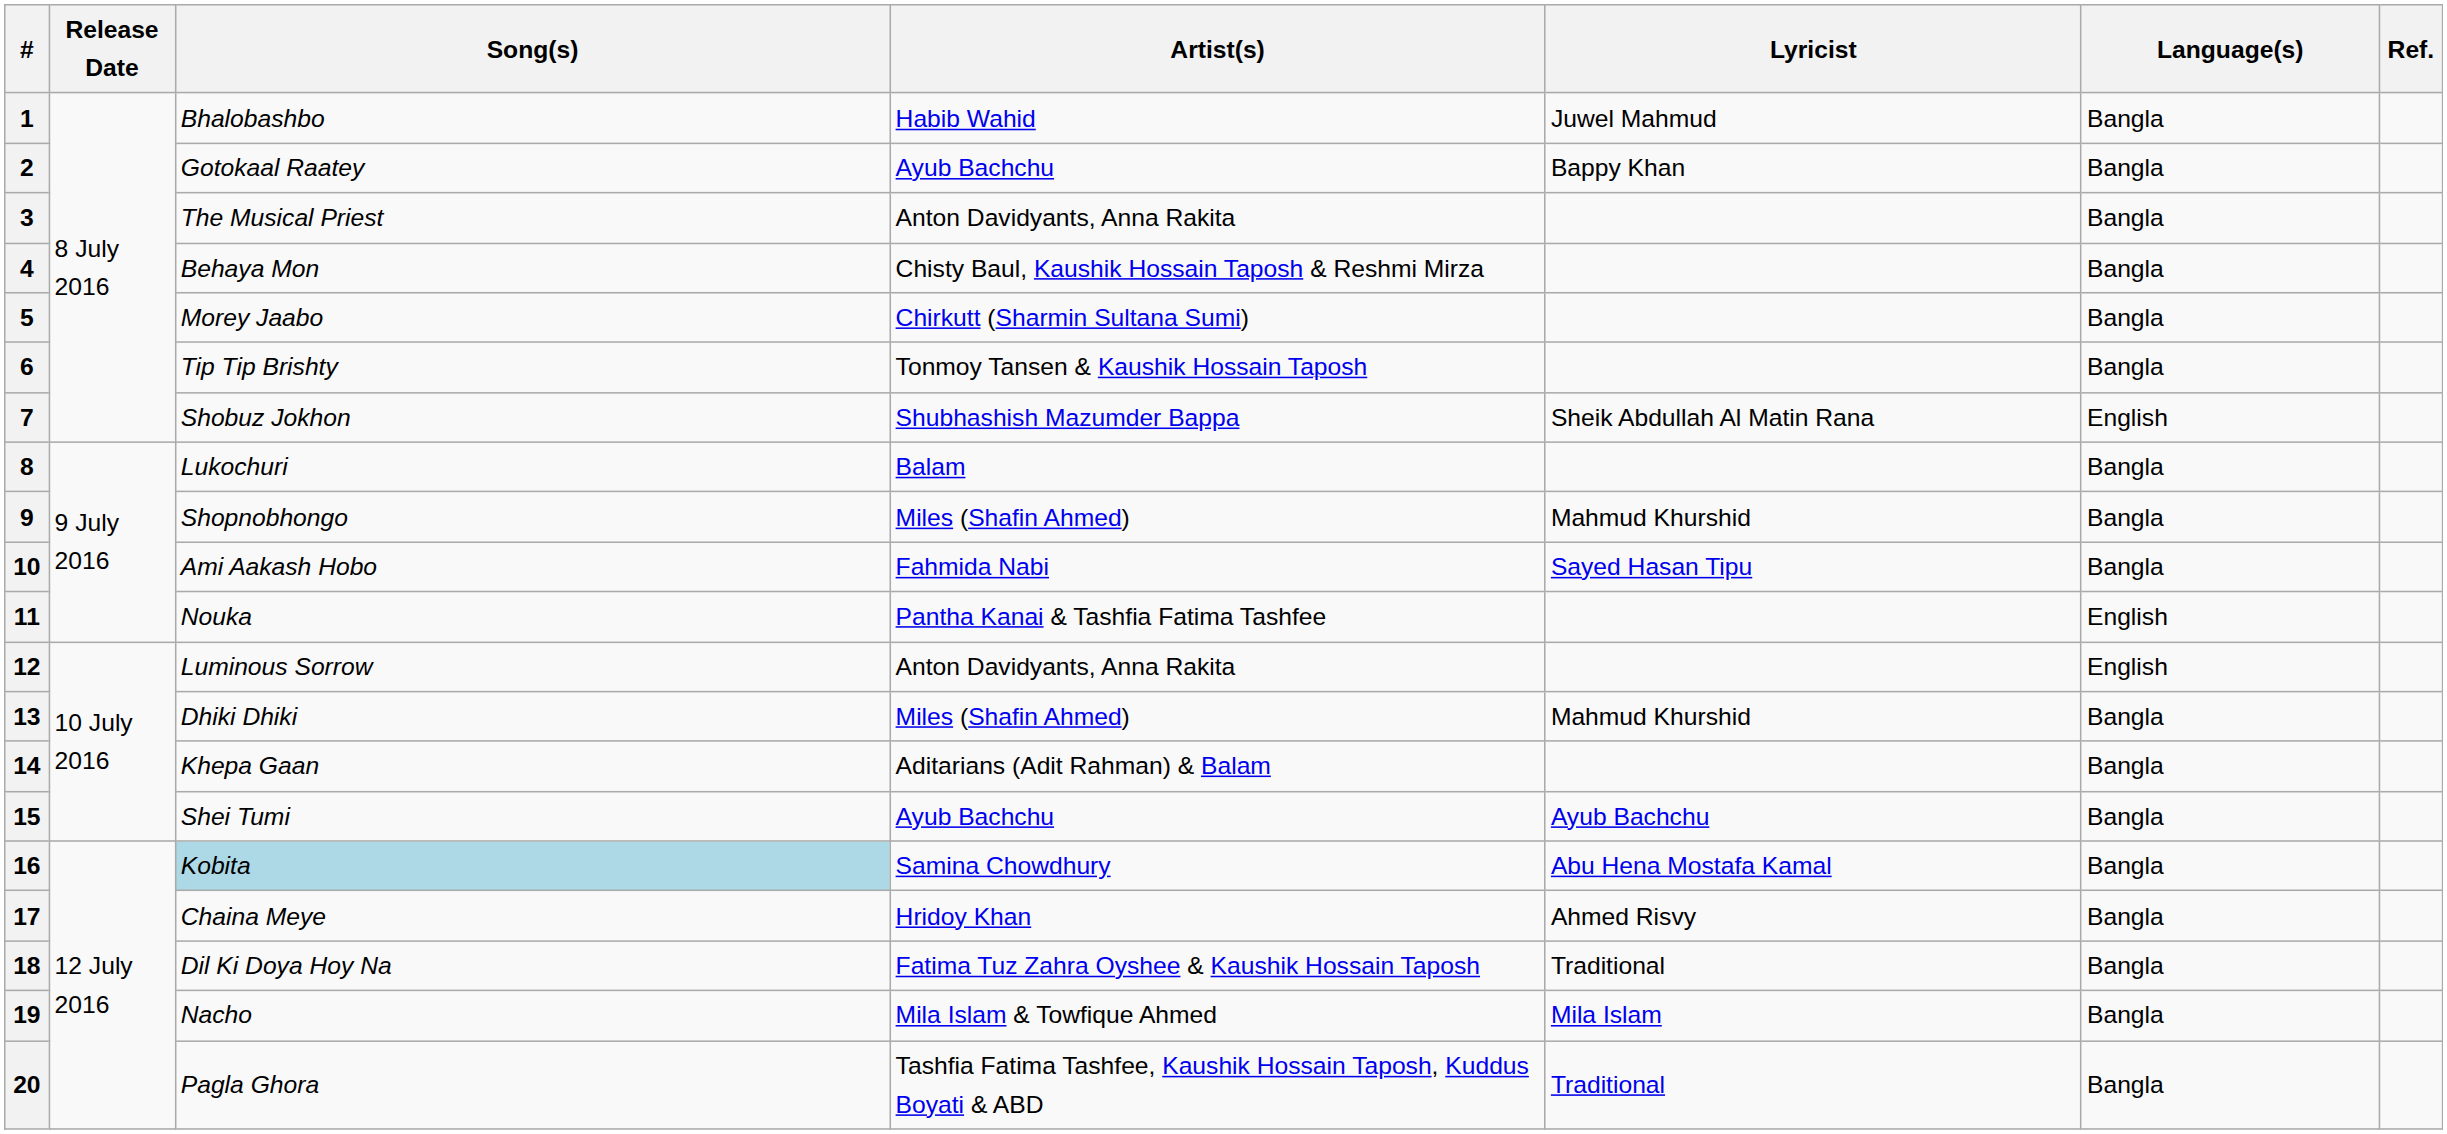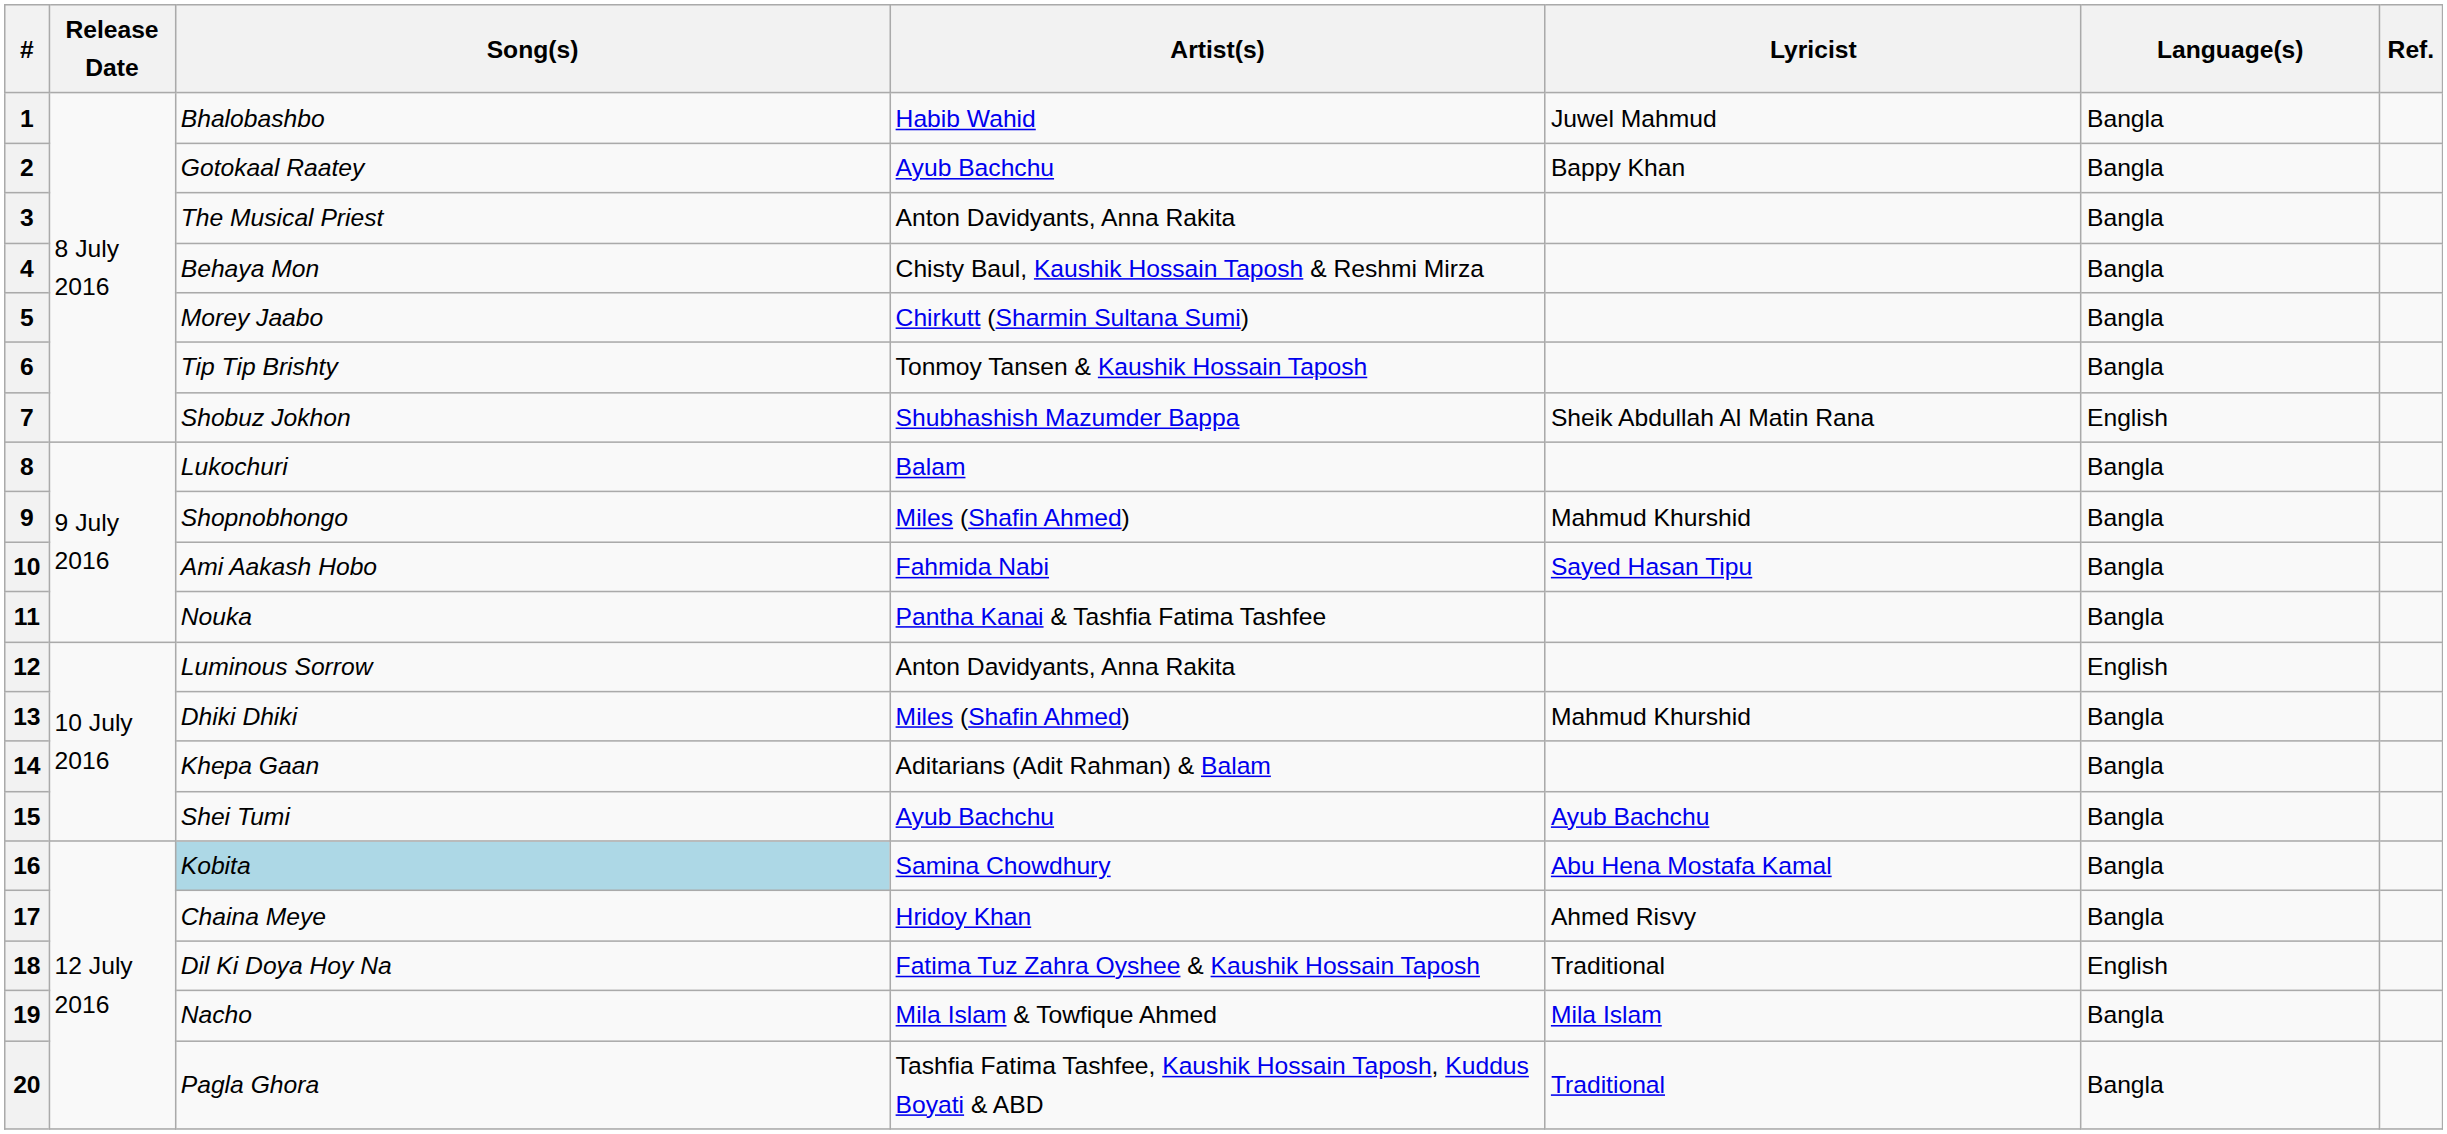(2127, 617) English -> (2125, 617) Bangla
(2125, 966) Bangla -> (2127, 966) English
